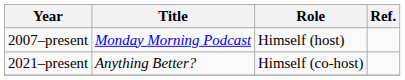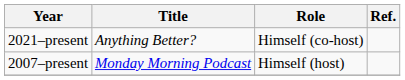rows swapped: (48, 39) <-> (48, 63)
